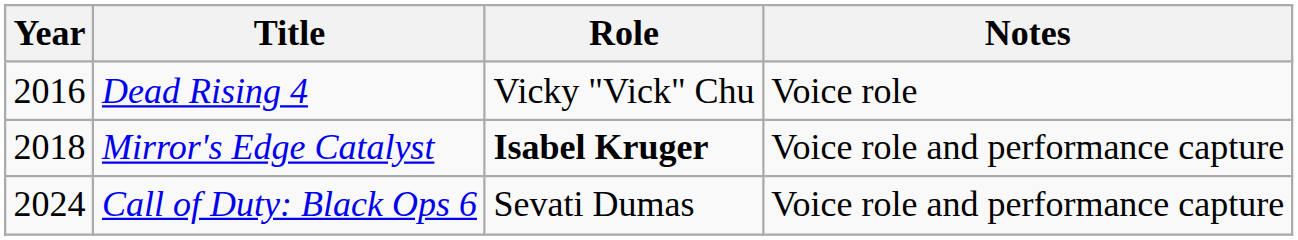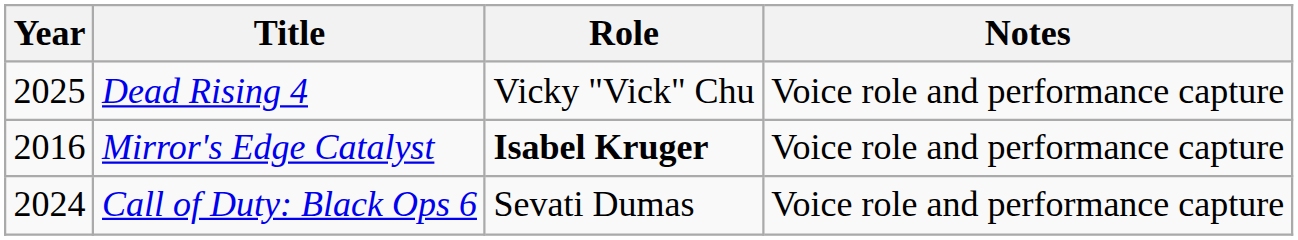(49, 90) 2016 -> (49, 90) 2025
(844, 90) Voice role -> (1028, 90) Voice role and performance capture
(49, 147) 2018 -> (49, 147) 2016
